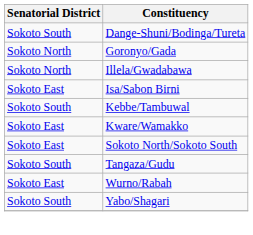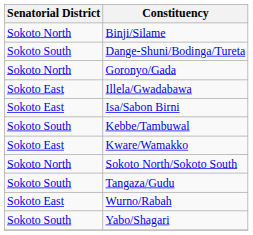+ row: (136, 32)
(39, 70) Sokoto North -> (36, 88) Sokoto East
(36, 145) Sokoto East -> (39, 164) Sokoto North
